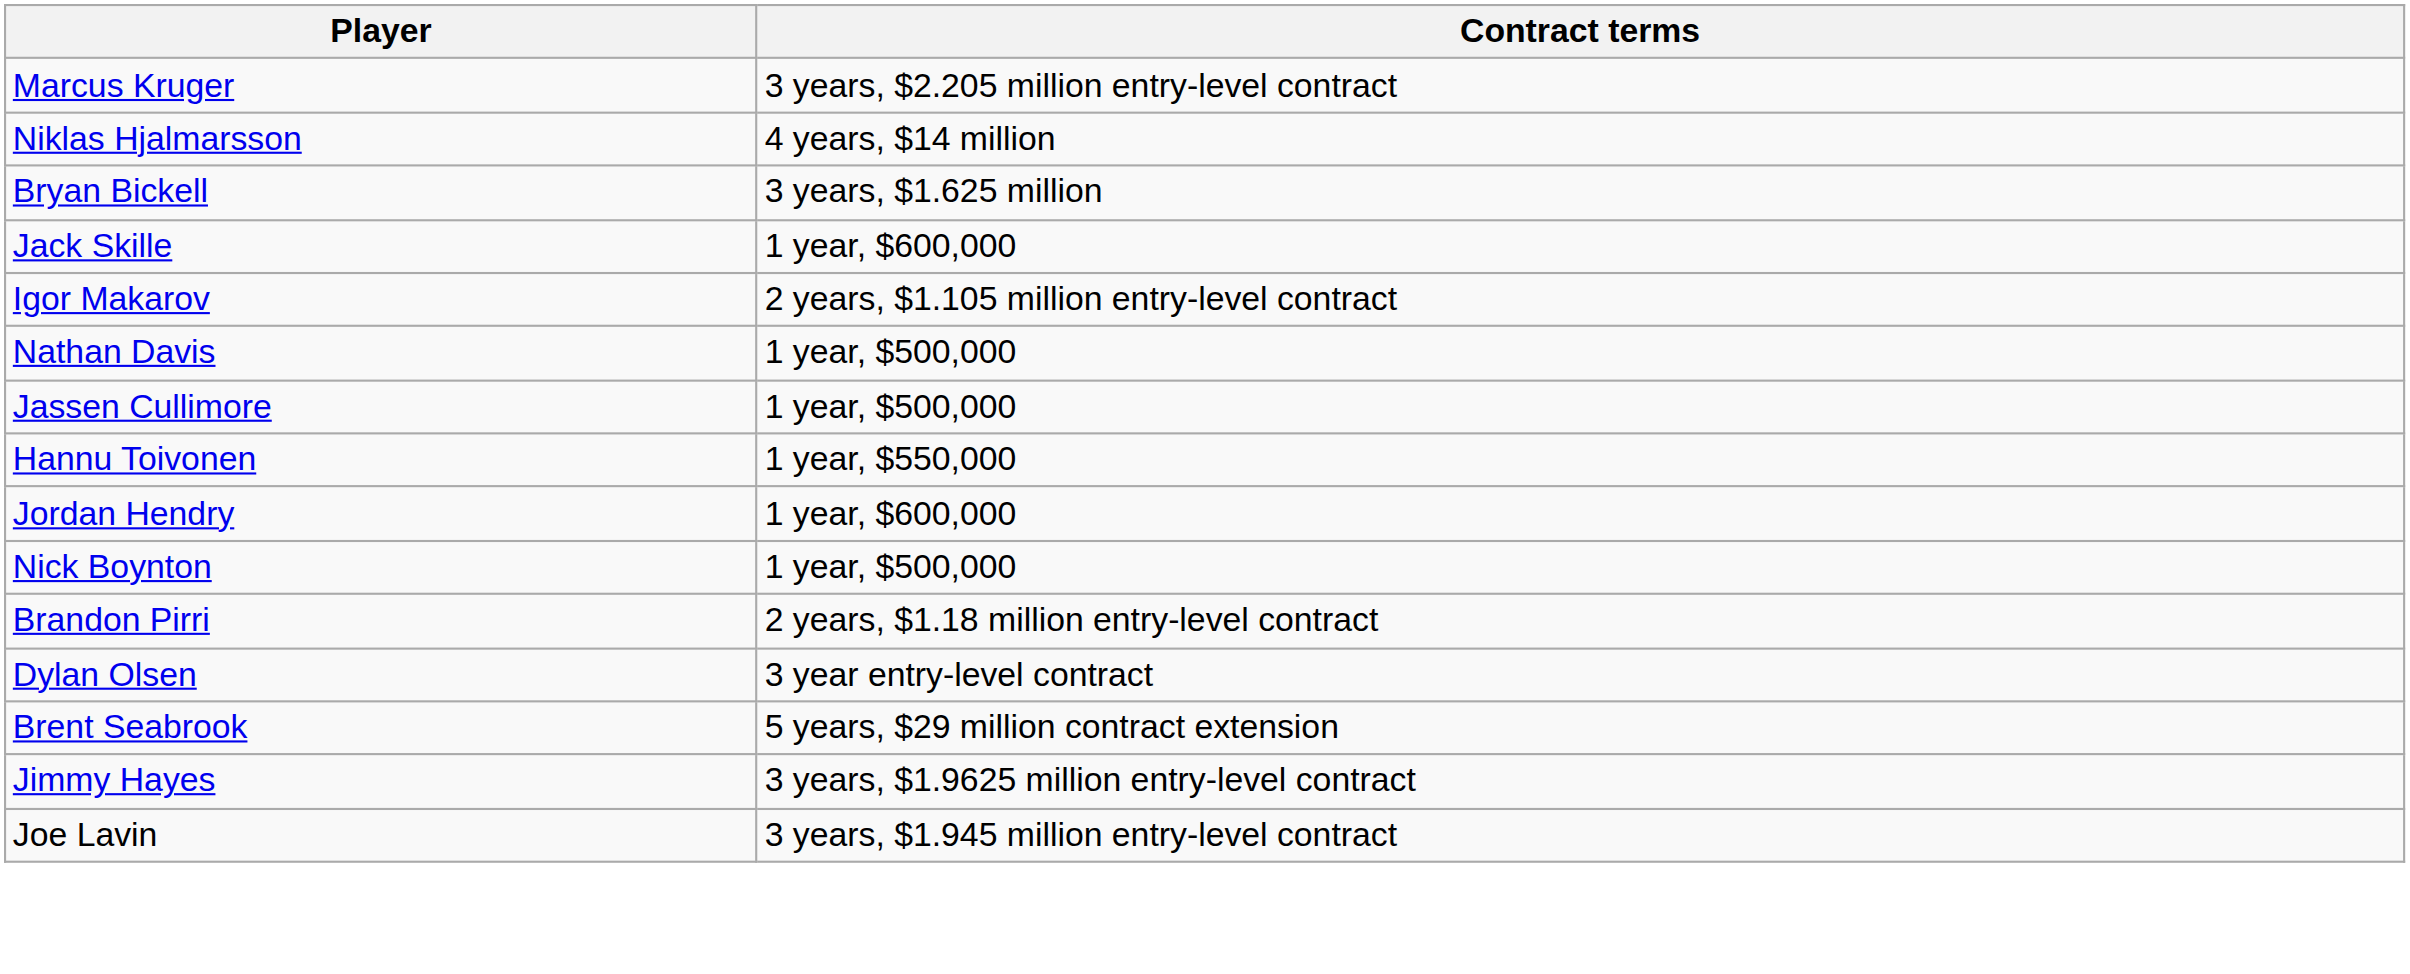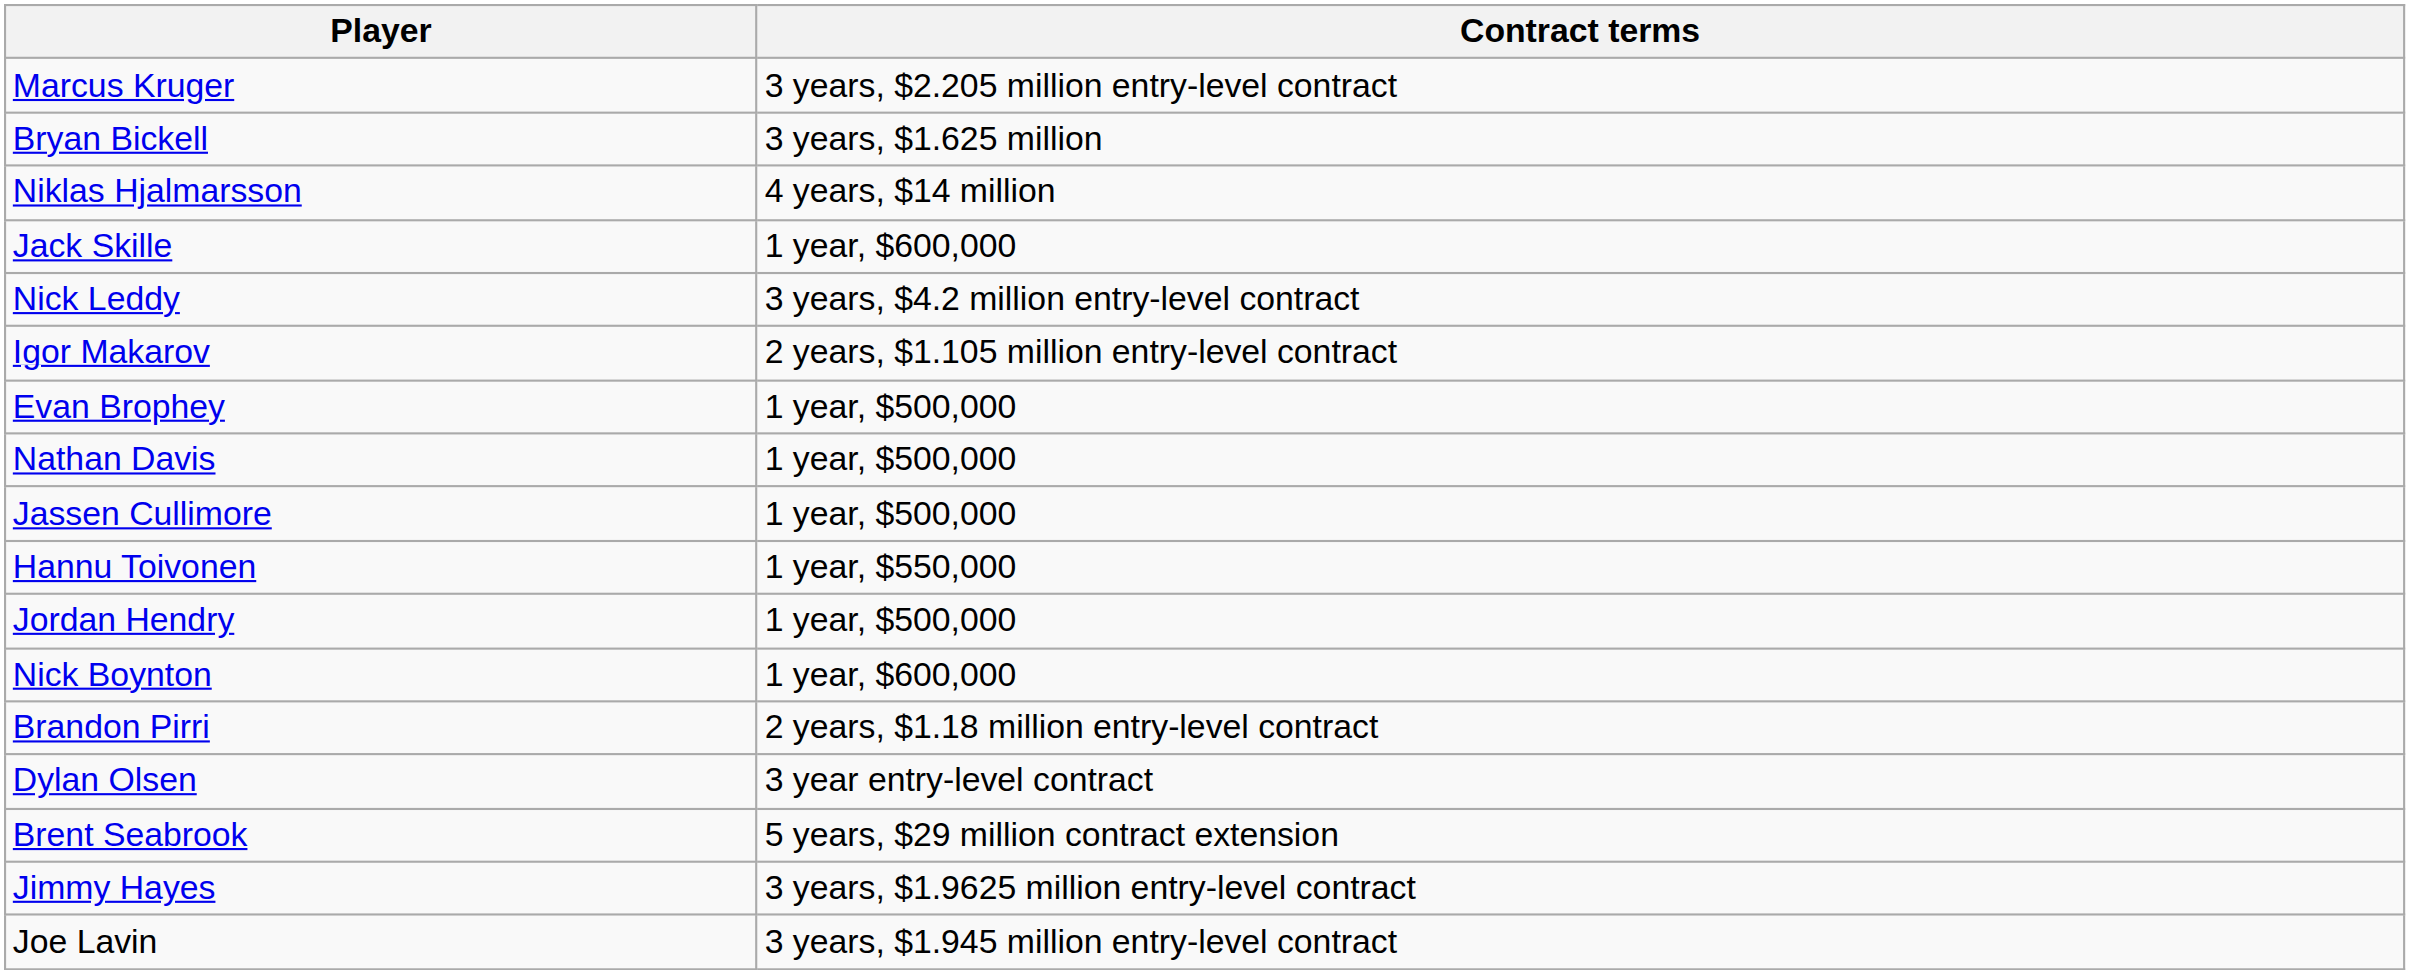rows swapped: (157, 138) <-> (110, 191)
+ row: (96, 298)
+ row: (119, 406)
(890, 513) 1 year, $600,000 -> (890, 620) 1 year, $500,000
(890, 566) 1 year, $500,000 -> (890, 673) 1 year, $600,000
